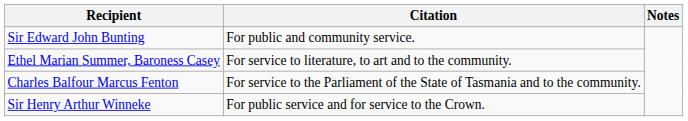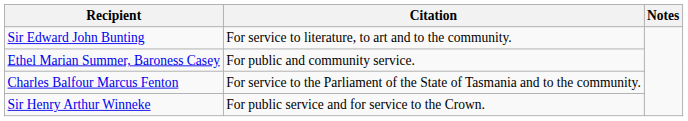(321, 38) For public and community service. -> (369, 38) For service to literature, to art and to the community.
(369, 60) For service to literature, to art and to the community. -> (321, 60) For public and community service.
